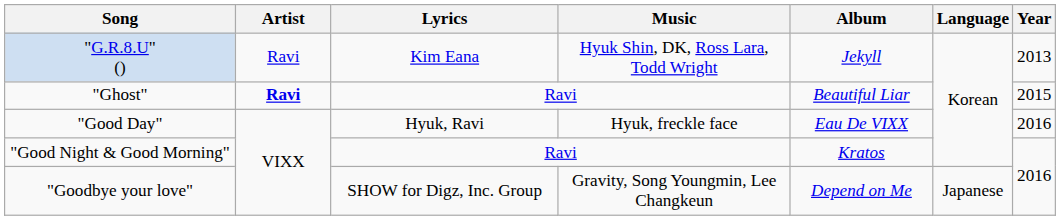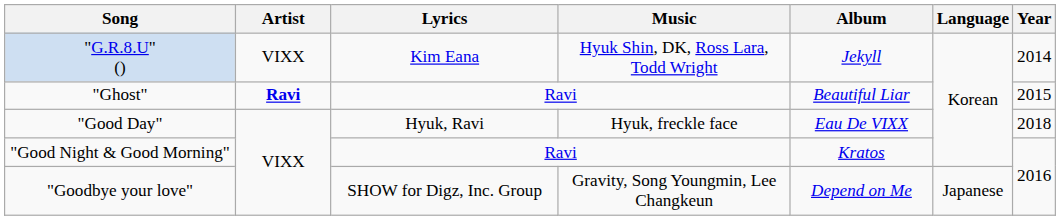(283, 57) Ravi -> (283, 57) VIXX
(1034, 57) 2013 -> (1034, 57) 2014
(1034, 123) 2016 -> (1034, 123) 2018
